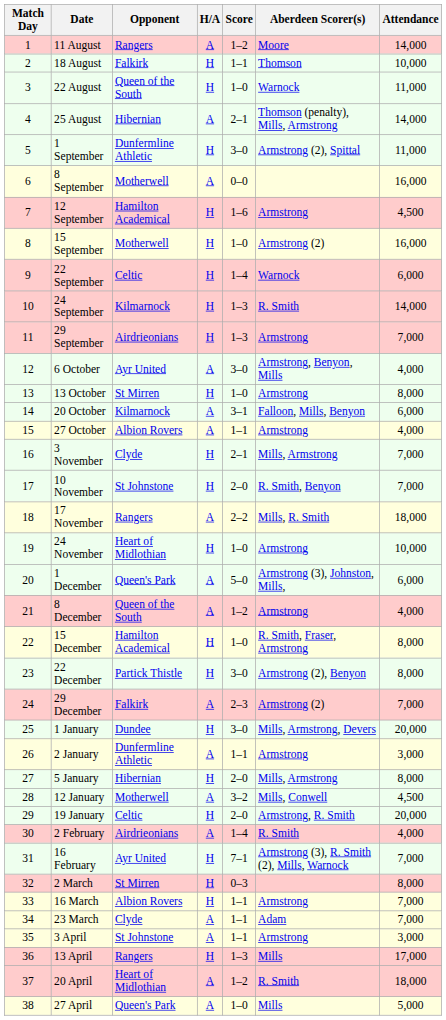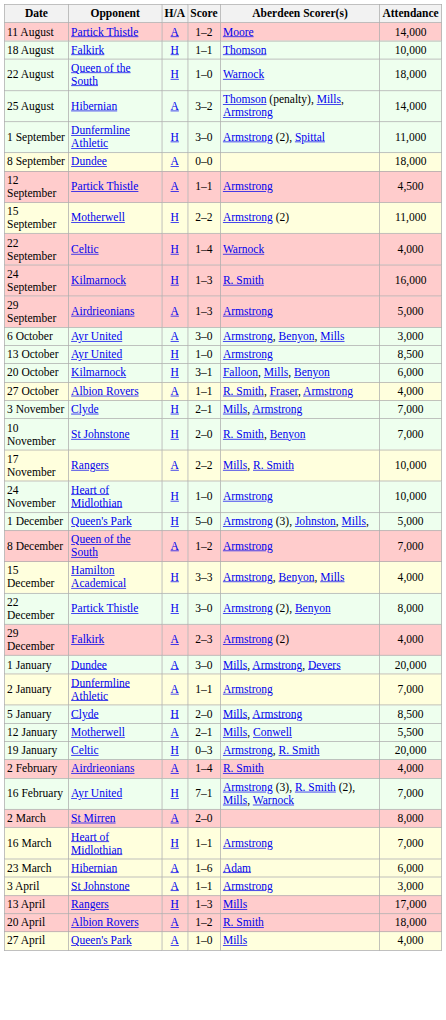- column: (28, 20)
(134, 44) Rangers -> (105, 31) Partick Thistle
(411, 87) 11,000 -> (411, 74) 18,000
(239, 119) 2–1 -> (204, 106) 3–2
(142, 181) Motherwell -> (89, 162) Dundee
(411, 181) 16,000 -> (411, 162) 18,000
(142, 212) Hamilton Academical -> (105, 186) Partick Thistle
(210, 212) H -> (175, 186) A
(239, 212) 1–6 -> (204, 186) 1–1
(239, 244) 1–0 -> (204, 218) 2–2
(411, 244) 16,000 -> (411, 218) 11,000
(411, 275) 6,000 -> (411, 249) 4,000
(411, 306) 14,000 -> (411, 280) 16,000
(210, 337) H -> (175, 311) A
(411, 337) 7,000 -> (411, 311) 5,000
(411, 368) 4,000 -> (411, 336) 3,000
(137, 393) St Mirren -> (97, 354) Ayr United
(411, 393) 8,000 -> (411, 354) 8,500
(210, 411) A -> (175, 373) H
(283, 430) Armstrong -> (288, 391) R. Smith, Fraser, Armstrong
(411, 517) 18,000 -> (411, 465) 10,000
(210, 579) A -> (175, 521) H
(411, 579) 6,000 -> (411, 521) 5,000
(411, 611) 4,000 -> (411, 546) 7,000
(239, 642) 1–0 -> (204, 577) 3–3
(297, 642) R. Smith, Fraser, Armstrong -> (284, 577) Armstrong, Benyon, Mills
(411, 642) 8,000 -> (411, 577) 4,000
(411, 704) 7,000 -> (411, 640) 4,000
(210, 729) H -> (175, 664) A
(411, 754) 3,000 -> (411, 689) 7,000
(138, 779) Hibernian -> (85, 714) Clyde
(411, 779) 8,000 -> (411, 714) 8,500
(239, 797) 3–2 -> (204, 732) 2–1
(411, 797) 4,500 -> (411, 732) 5,500
(239, 815) 2–0 -> (204, 750) 0–3
(210, 883) H -> (175, 818) A
(239, 883) 0–3 -> (204, 818) 2–0
(149, 901) Albion Rovers -> (97, 843) Heart of Midlothian
(129, 919) Clyde -> (94, 868) Hibernian
(239, 919) 1–1 -> (204, 868) 1–6
(411, 919) 7,000 -> (411, 868) 6,000
(141, 981) Heart of Midlothian -> (105, 922) Albion Rovers
(411, 1005) 5,000 -> (411, 941) 4,000
